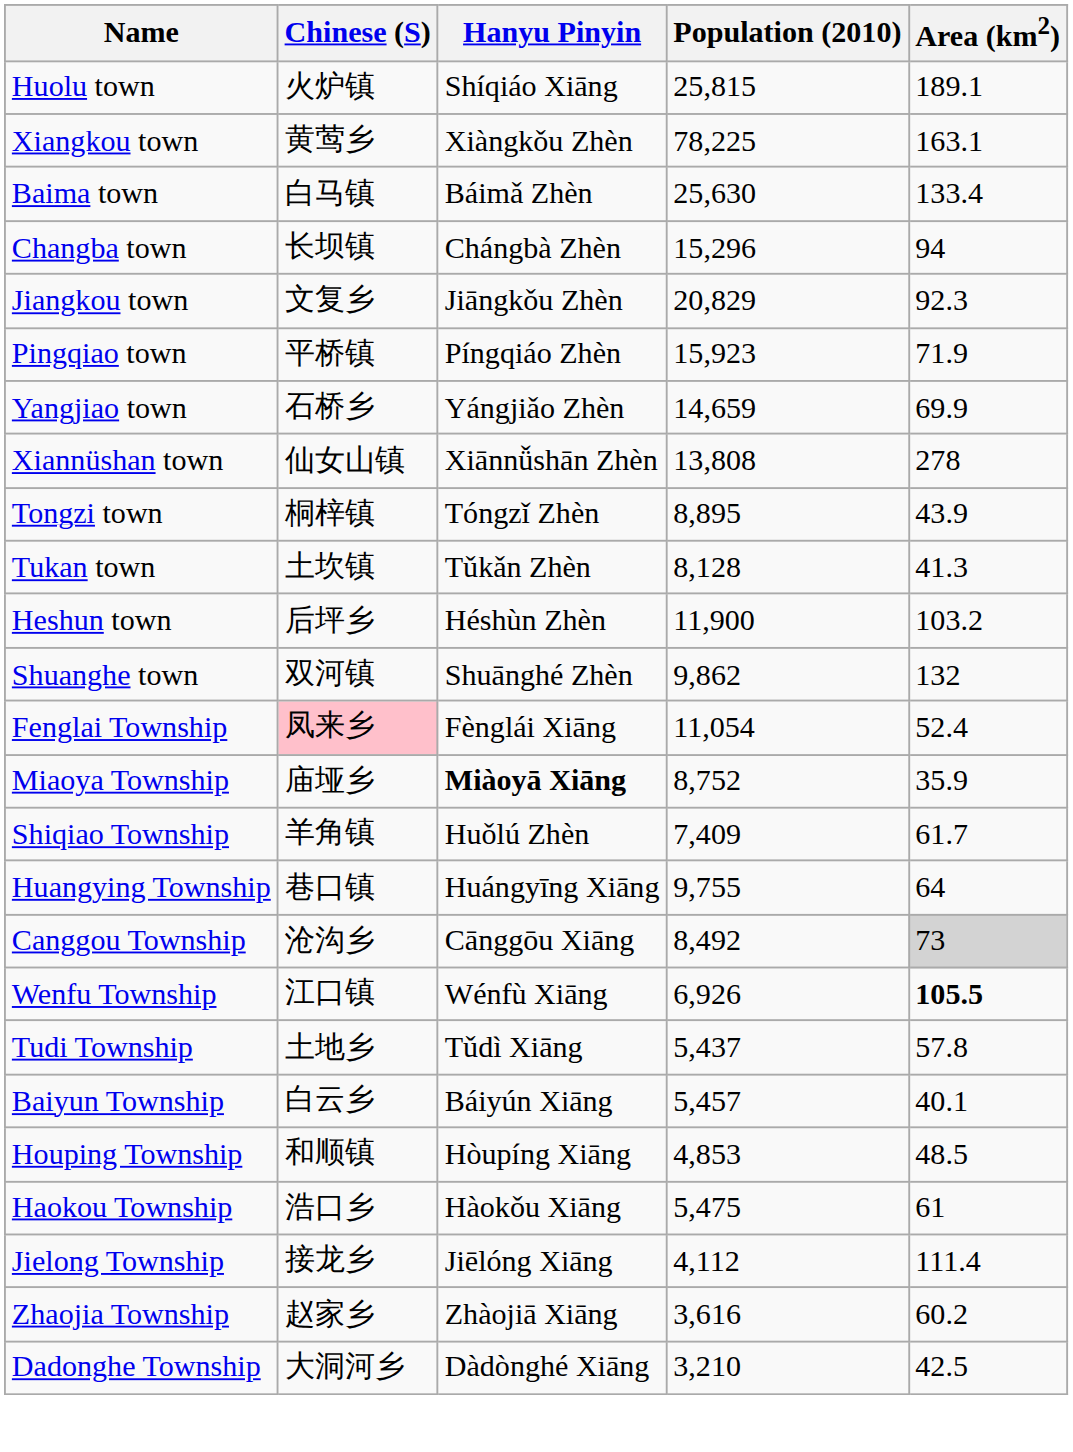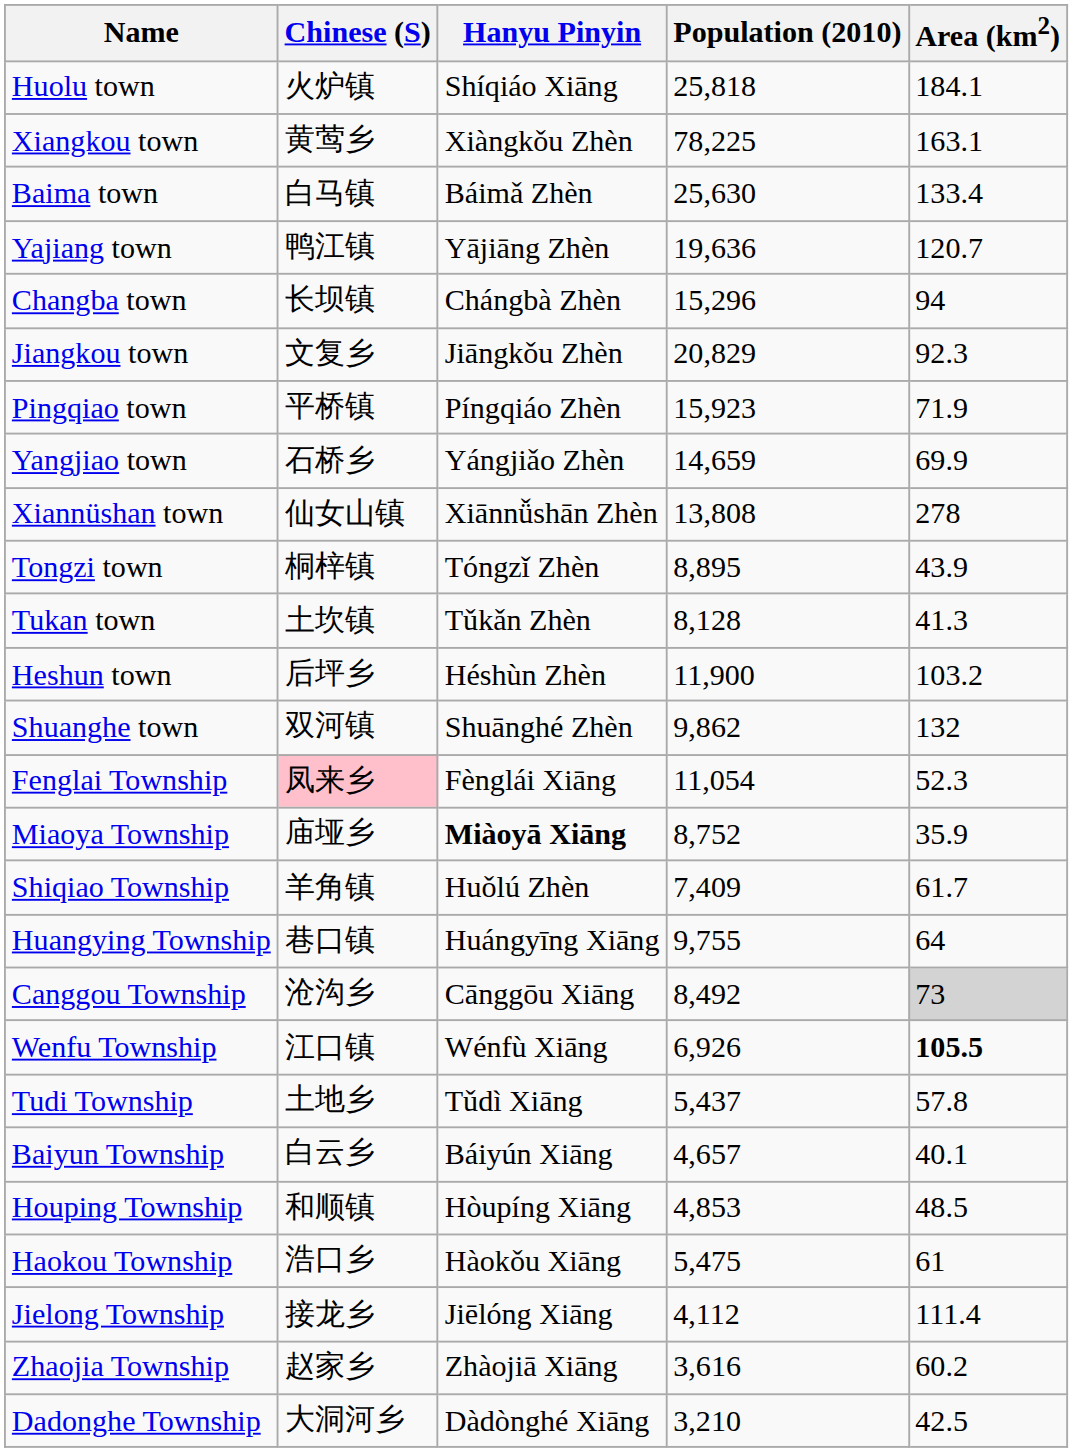(715, 87) 25,815 -> (715, 87) 25,818
(949, 87) 189.1 -> (949, 87) 184.1
+ row: (92, 247)
(942, 727) 52.4 -> (942, 780) 52.3
(707, 1100) 5,457 -> (707, 1153) 4,657
